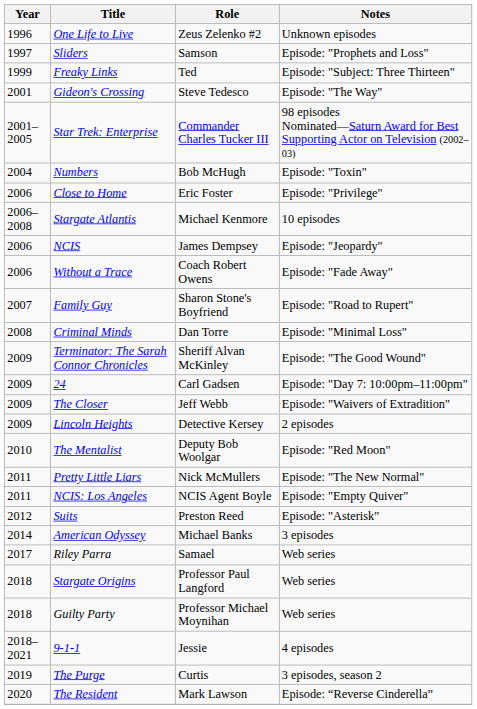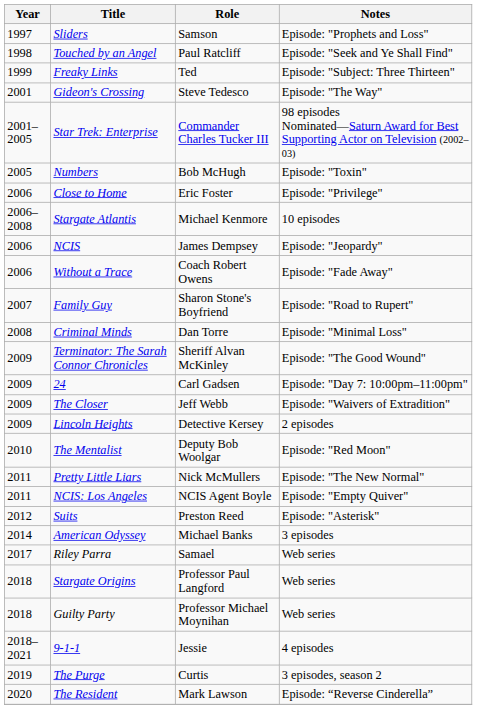- row: (93, 33)
+ row: (105, 53)
(20, 173) 2004 -> (20, 173) 2005
